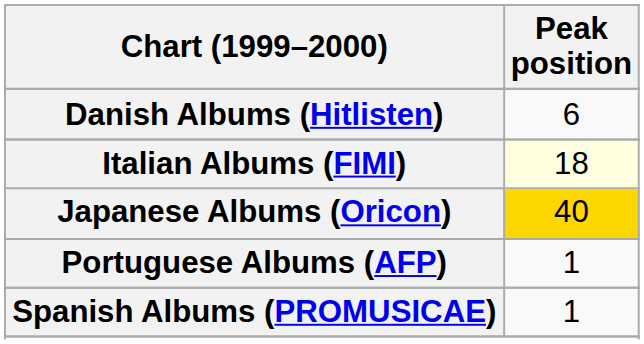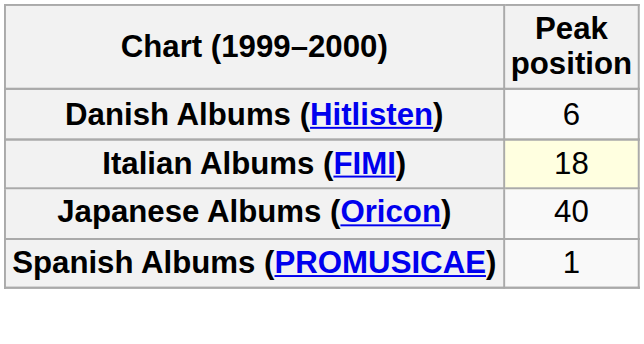(571, 212) gold background -> (571, 212) no background
- row: (254, 262)
